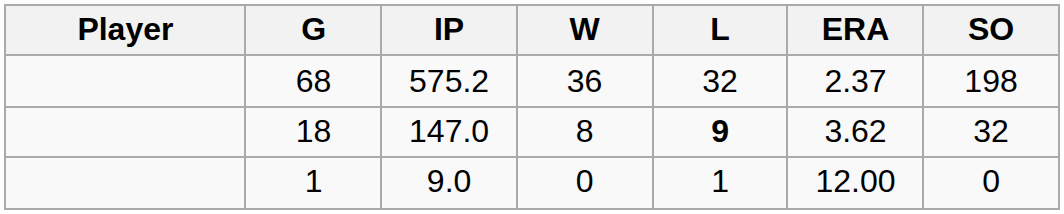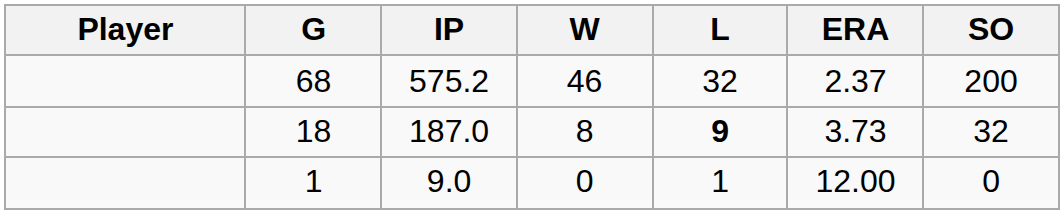(585, 80) 36 -> (585, 80) 46
(991, 80) 198 -> (991, 80) 200
(449, 131) 147.0 -> (449, 131) 187.0
(856, 131) 3.62 -> (856, 131) 3.73
